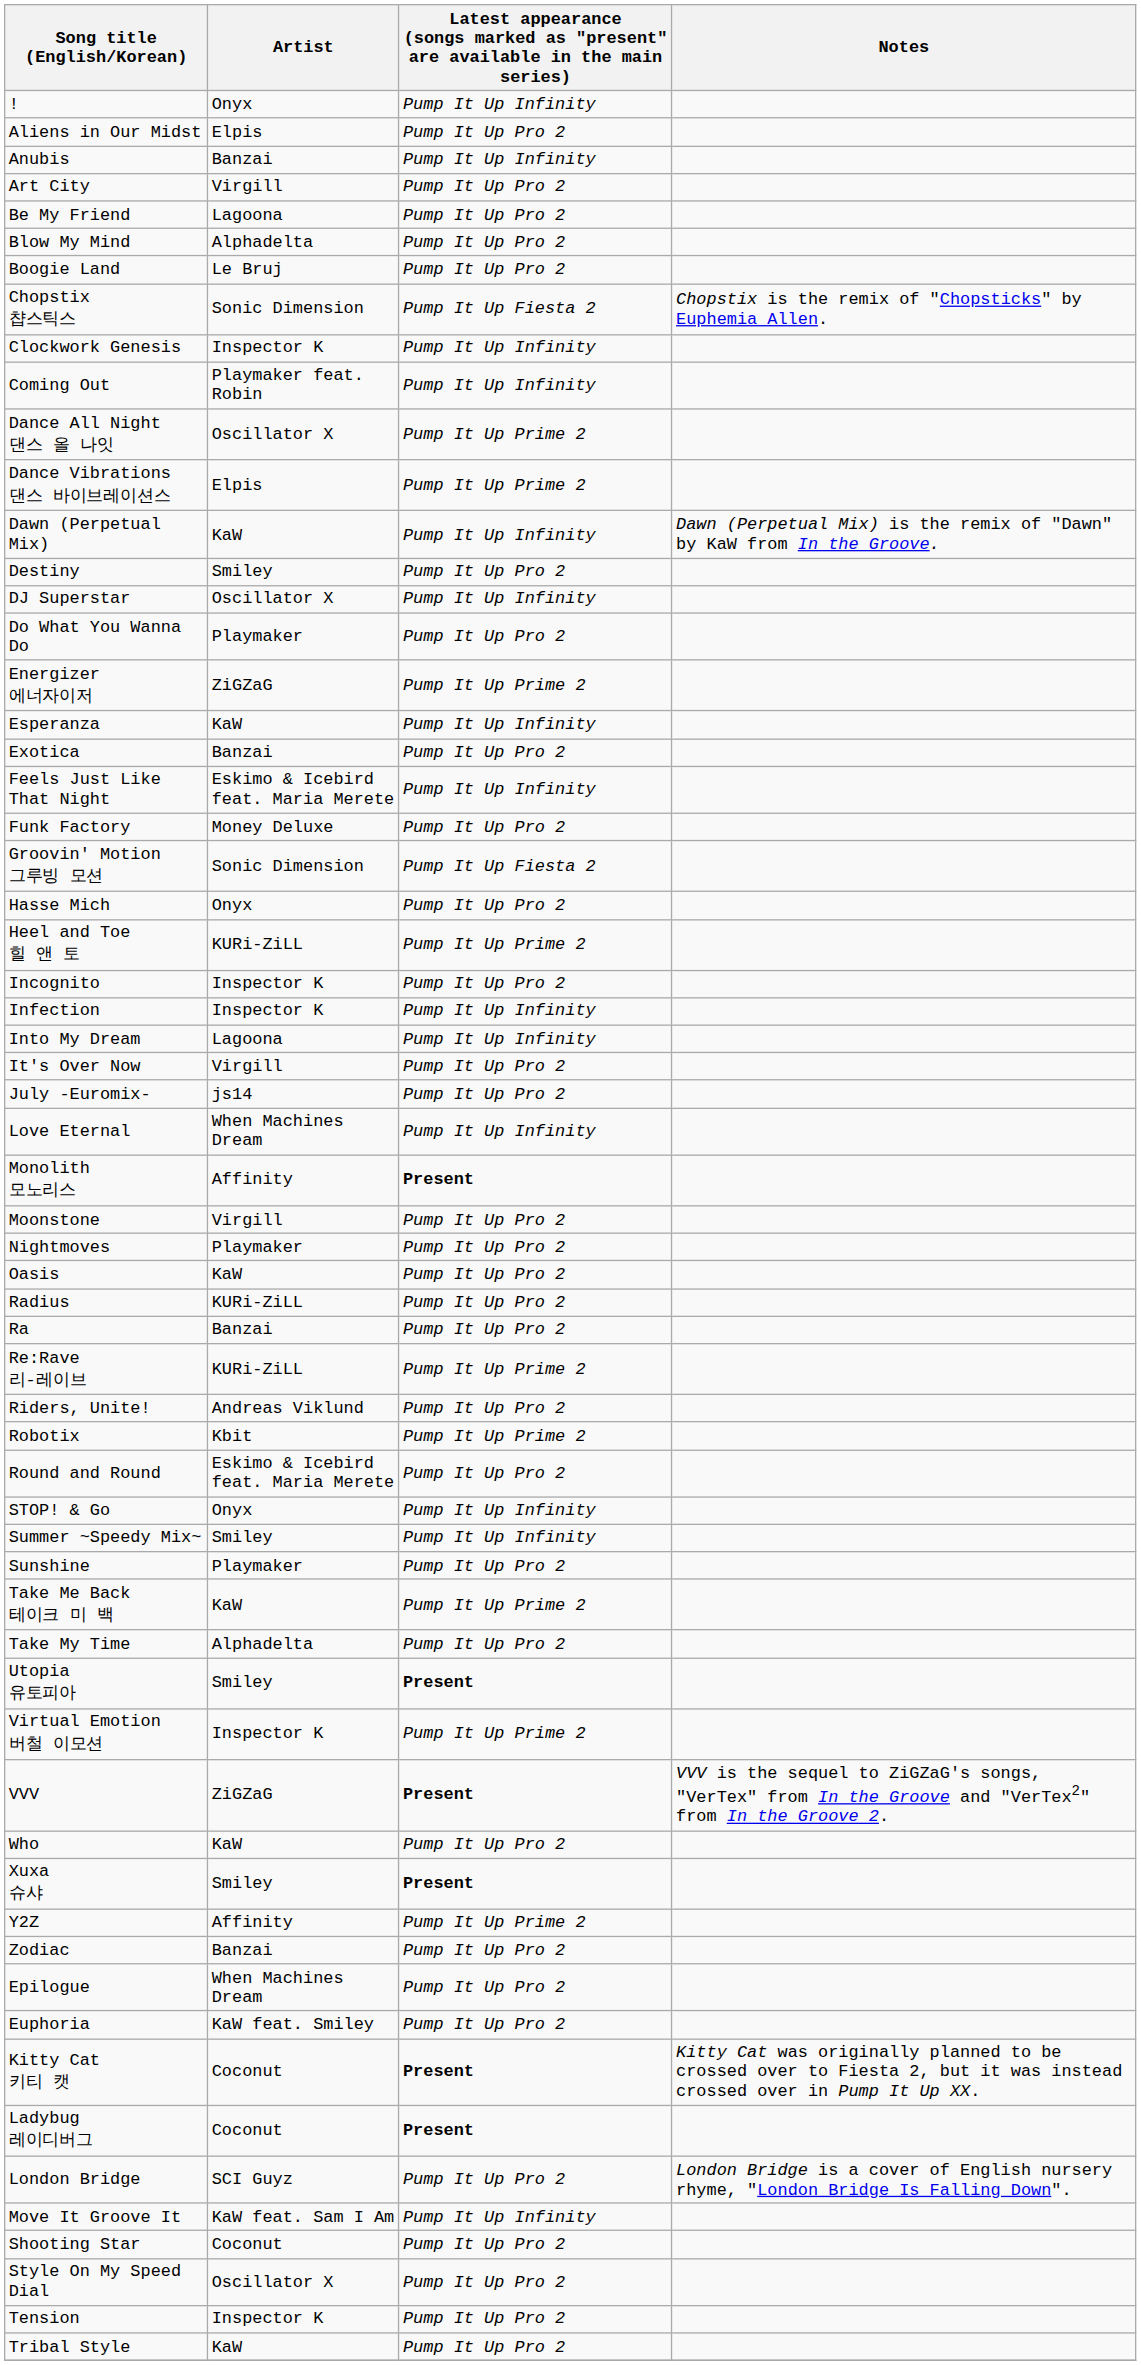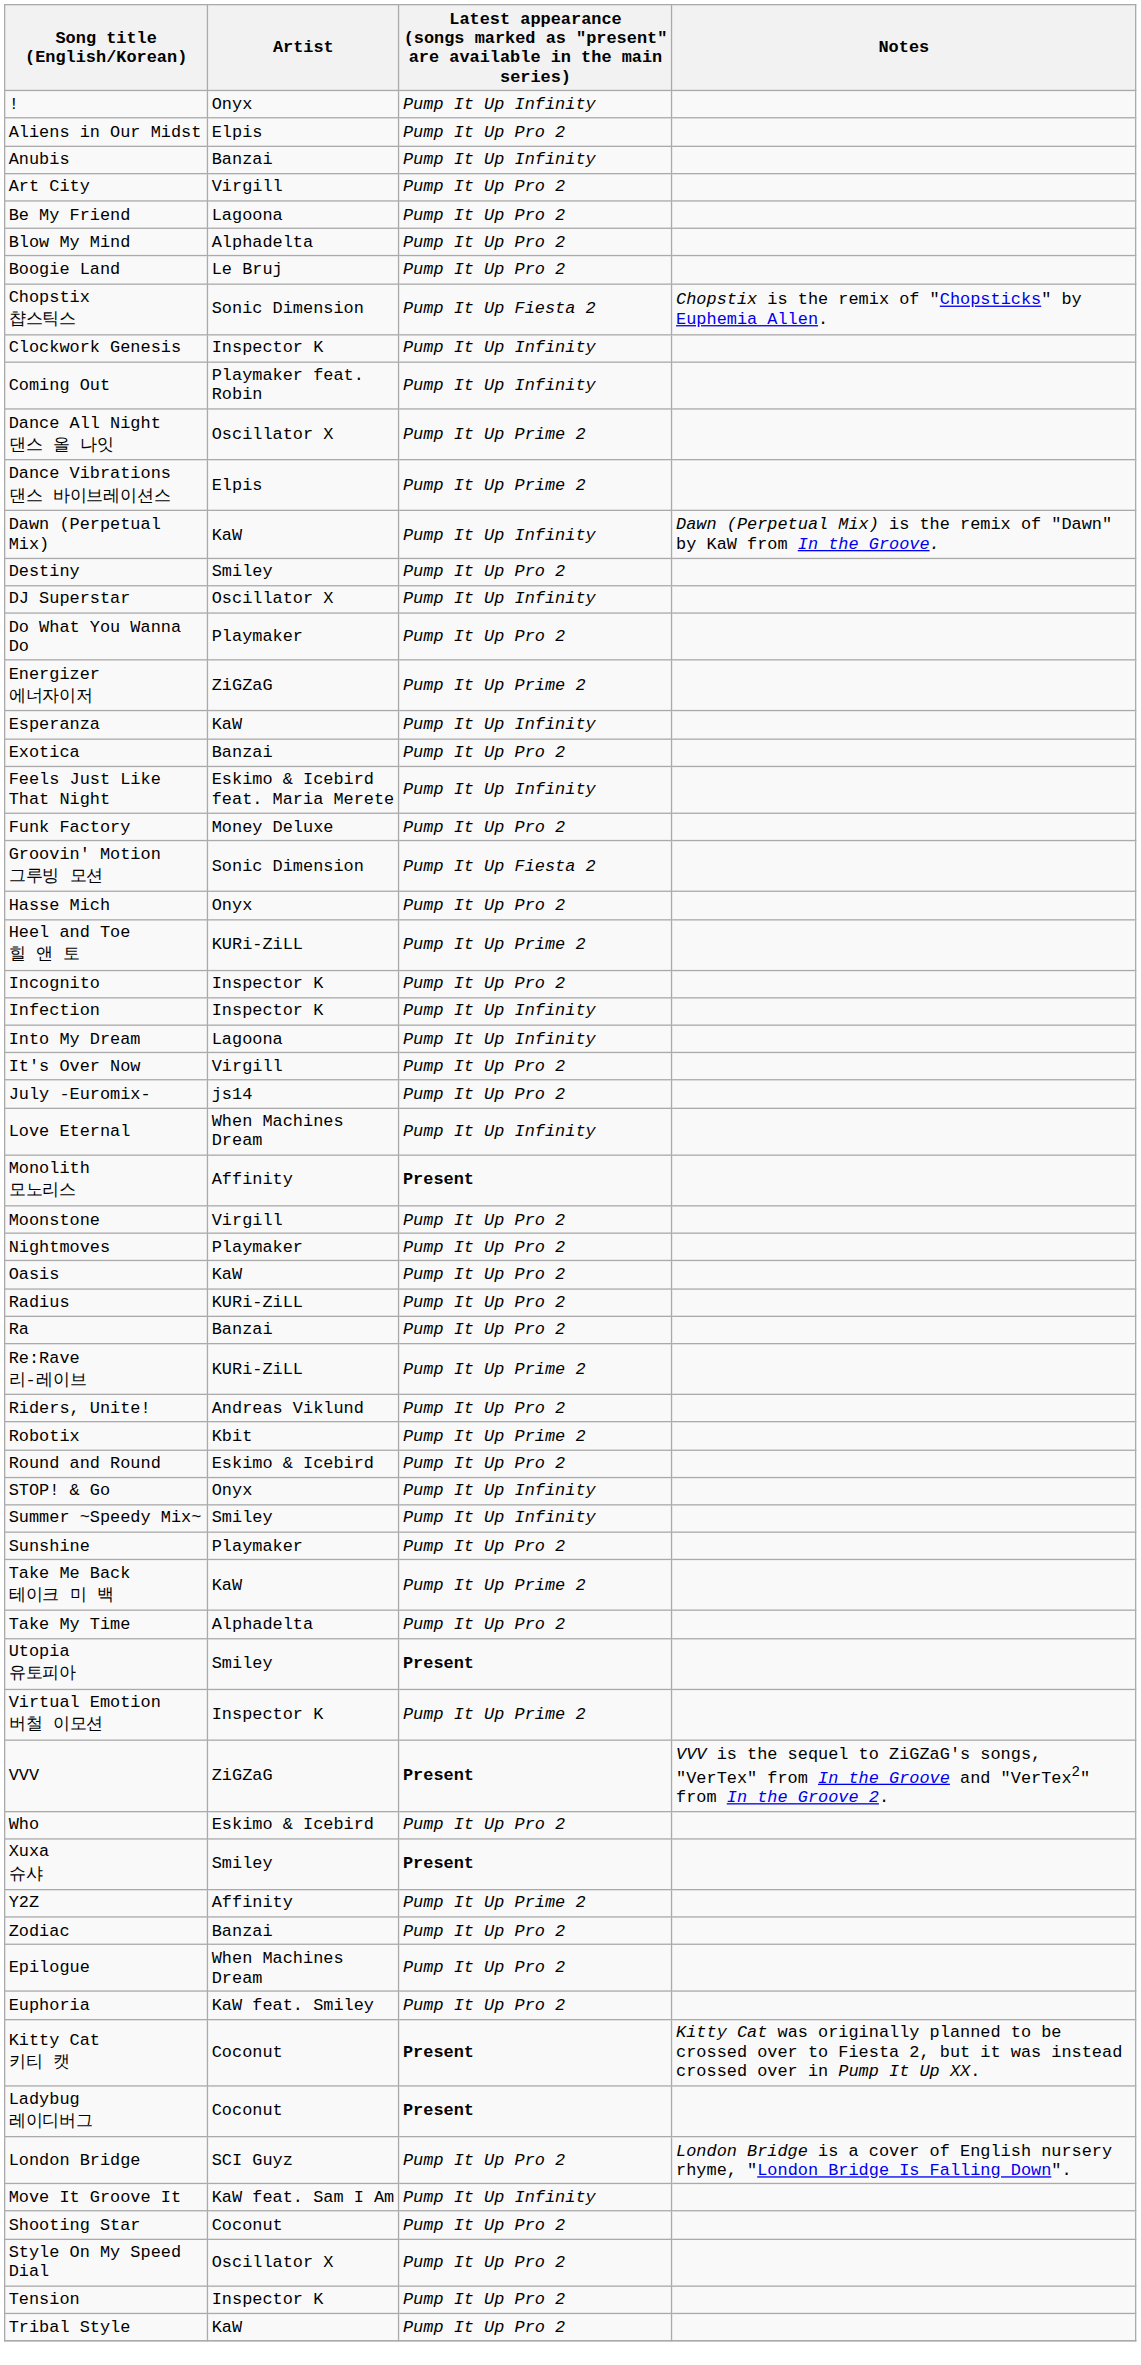(303, 1473) Eskimo & Icebird feat. Maria Merete -> (293, 1463) Eskimo & Icebird
(227, 1844) KaW -> (293, 1825) Eskimo & Icebird
